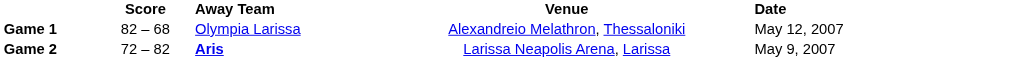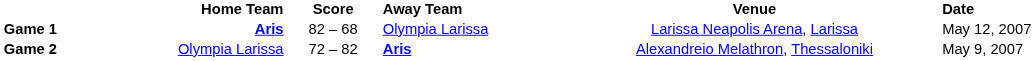+ column: (242, 9)
(567, 29) Alexandreio Melathron, Thessaloniki -> (754, 29) Larissa Neapolis Arena, Larissa
(567, 49) Larissa Neapolis Arena, Larissa -> (754, 49) Alexandreio Melathron, Thessaloniki
